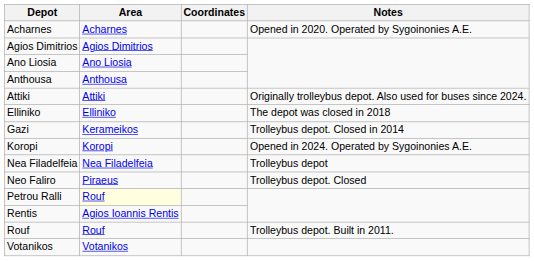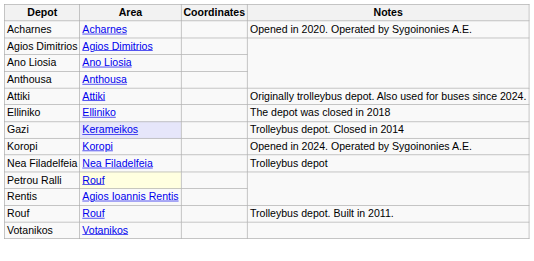(110, 130) no background -> (110, 130) lavender background
- row: (31, 180)
